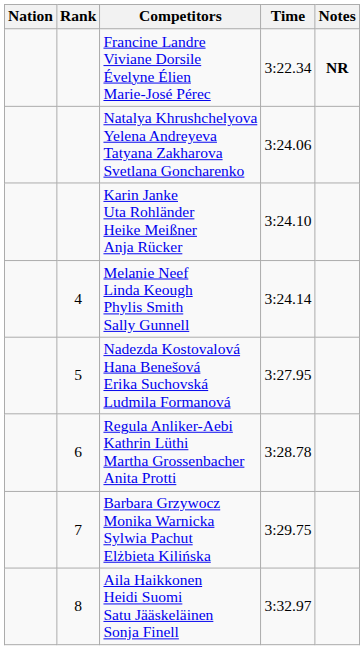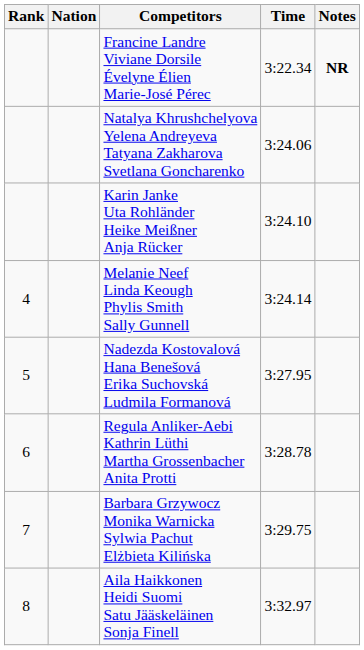columns swapped: (78, 16) <-> (30, 16)
